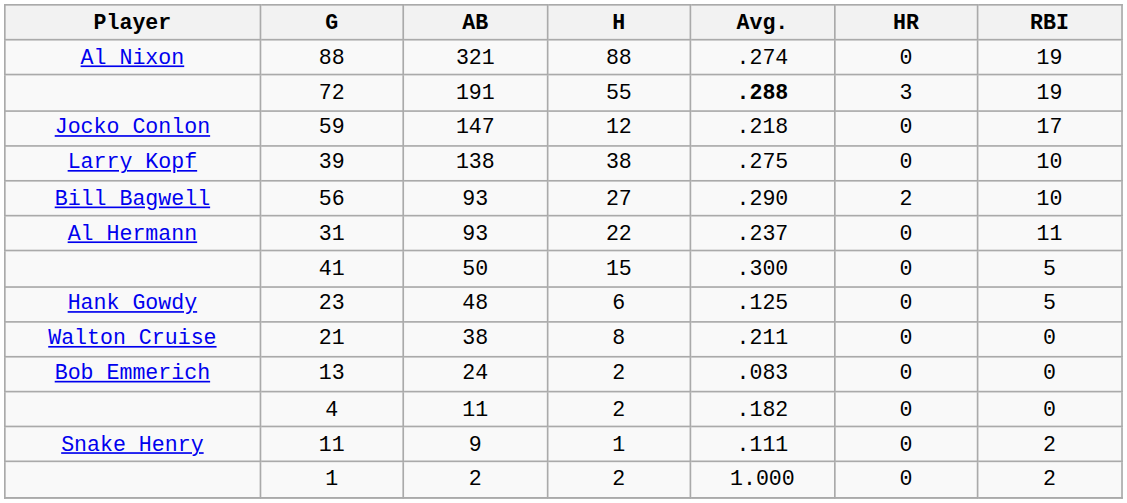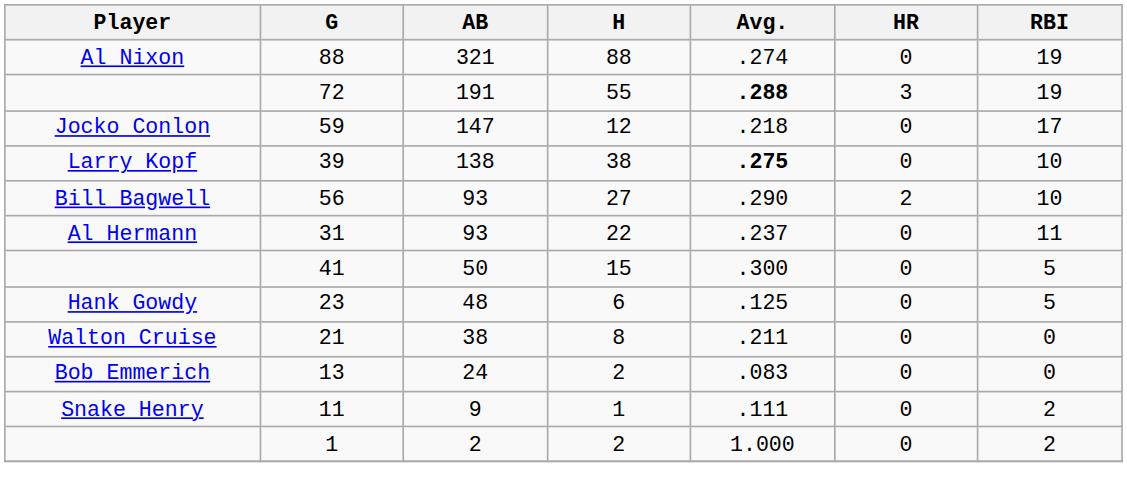(762, 163) normal -> (762, 163) bold
- row: (332, 409)
